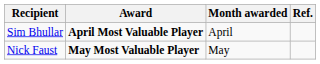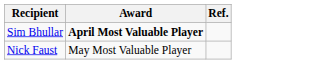- column: (248, 13)
(134, 50) bold -> (130, 50) normal
